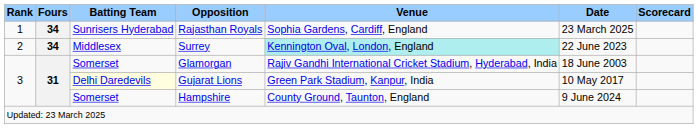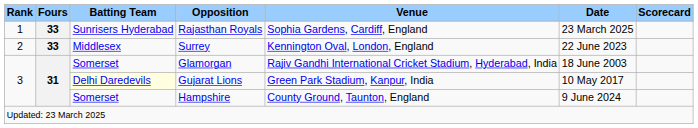(53, 30) 34 -> (53, 30) 33
(53, 47) 34 -> (53, 47) 33
(350, 47) paleturquoise background -> (350, 47) no background
